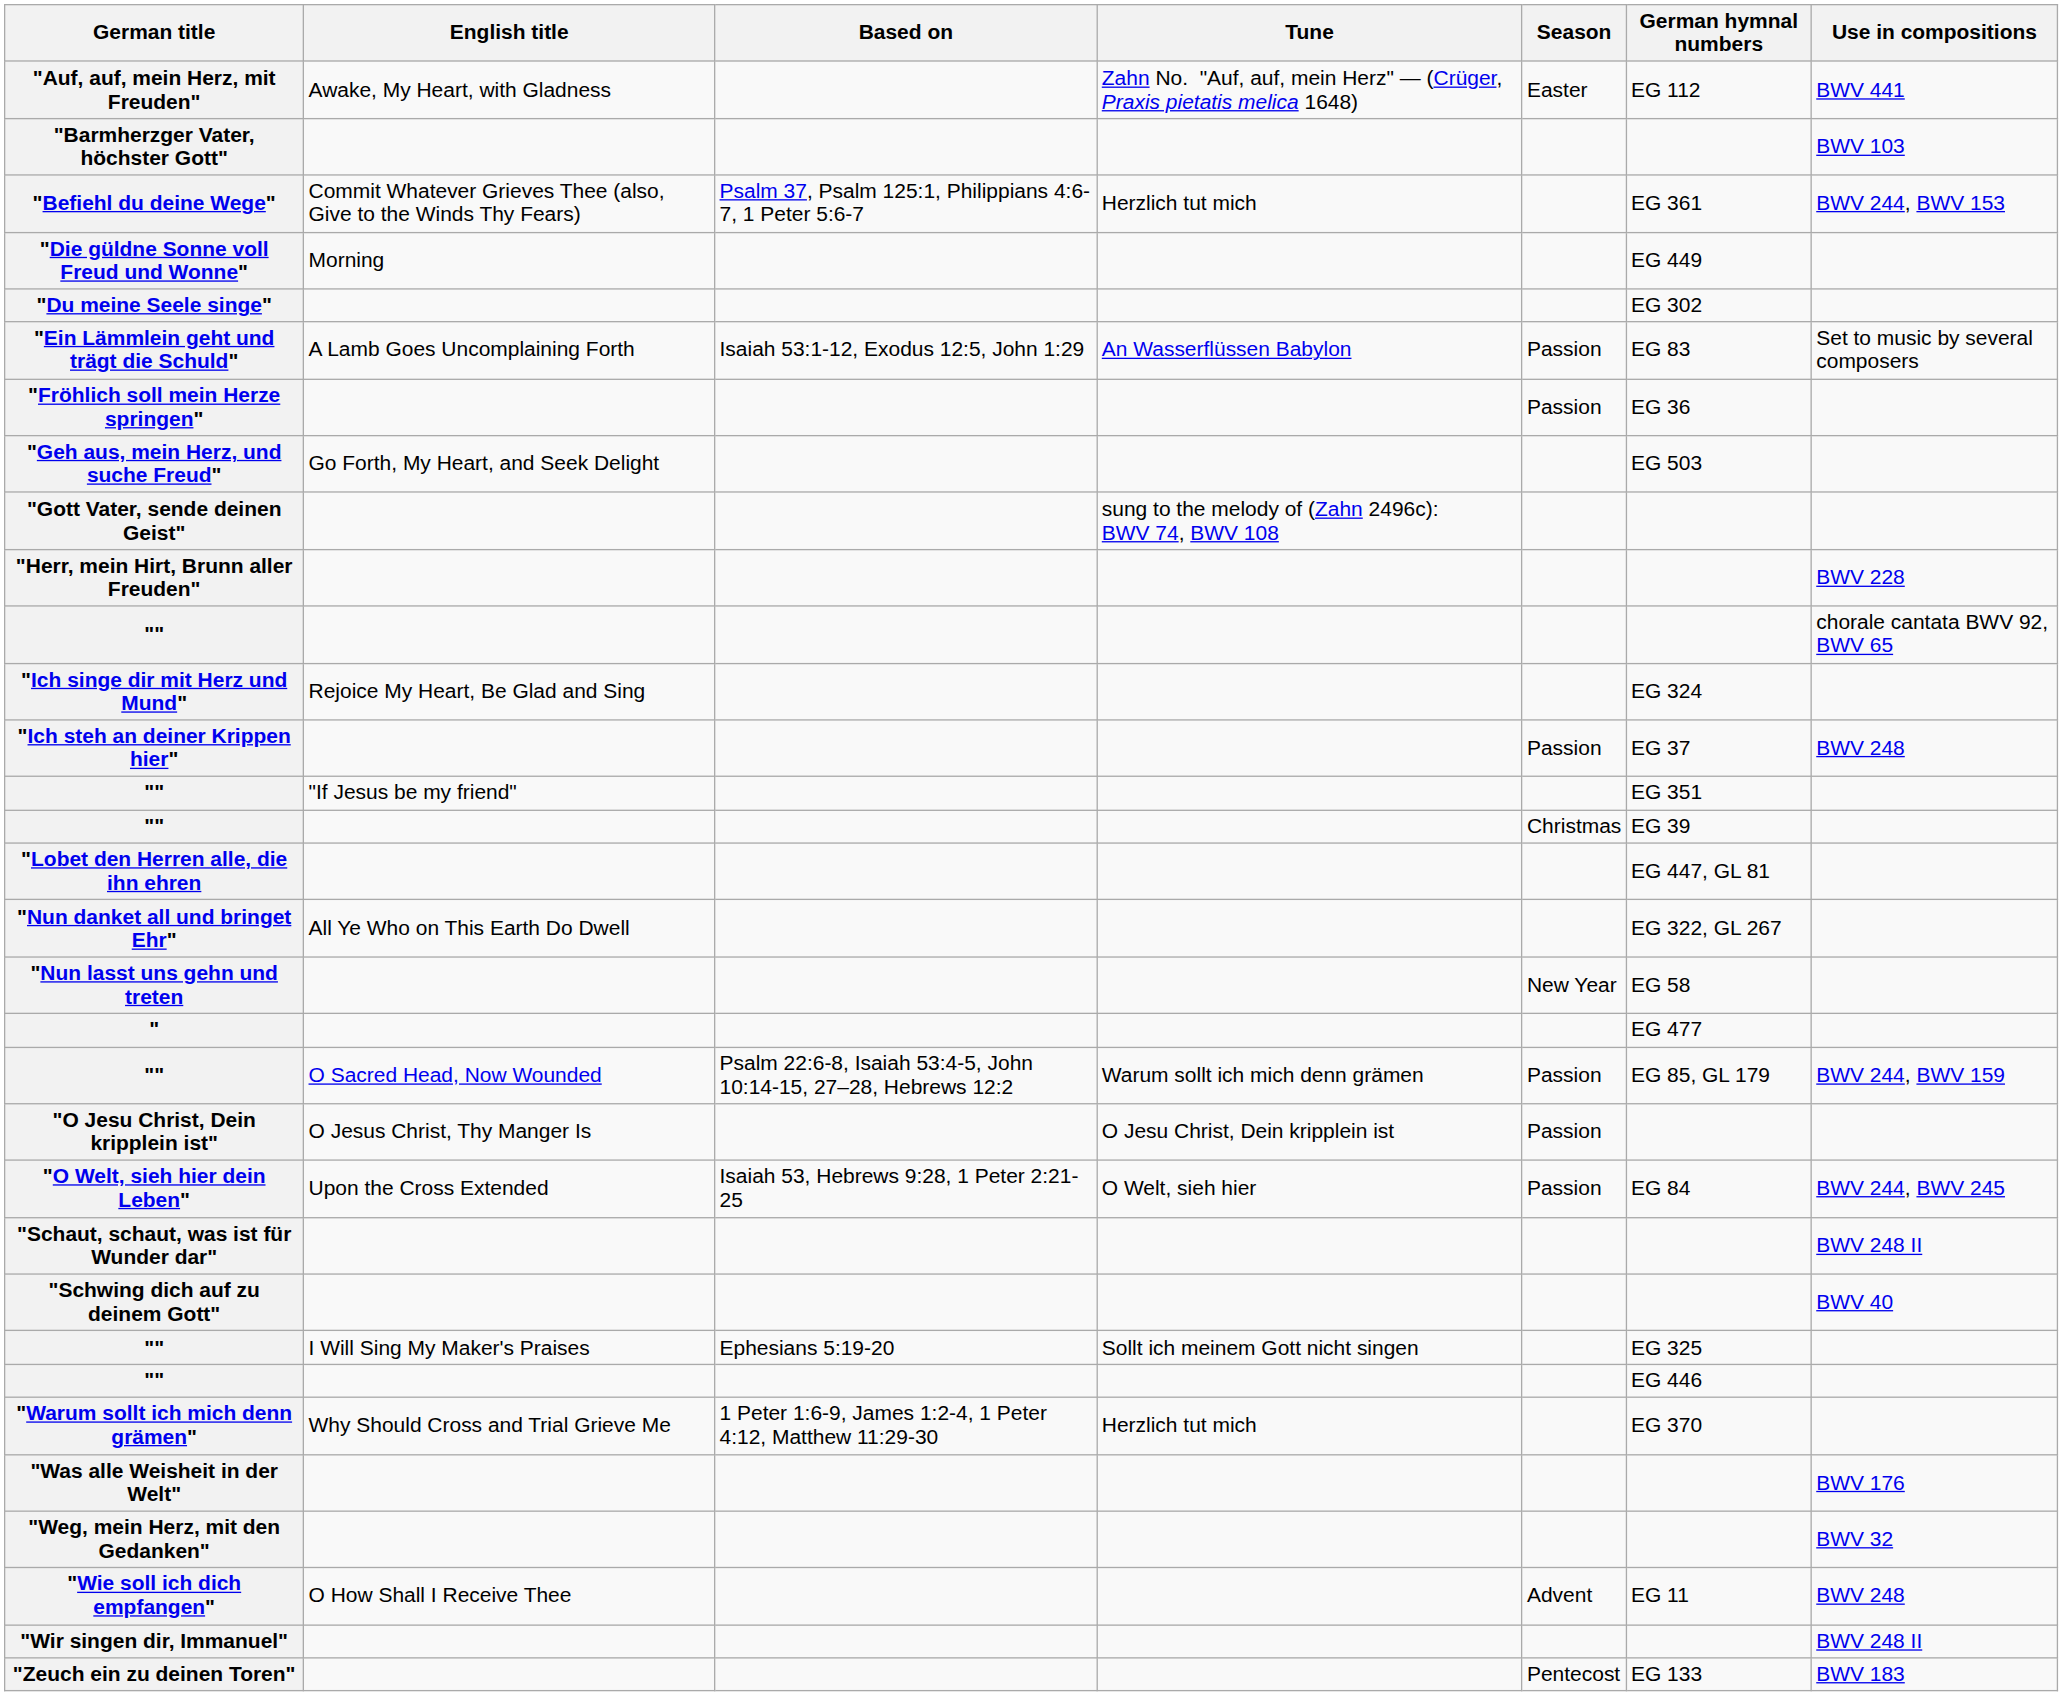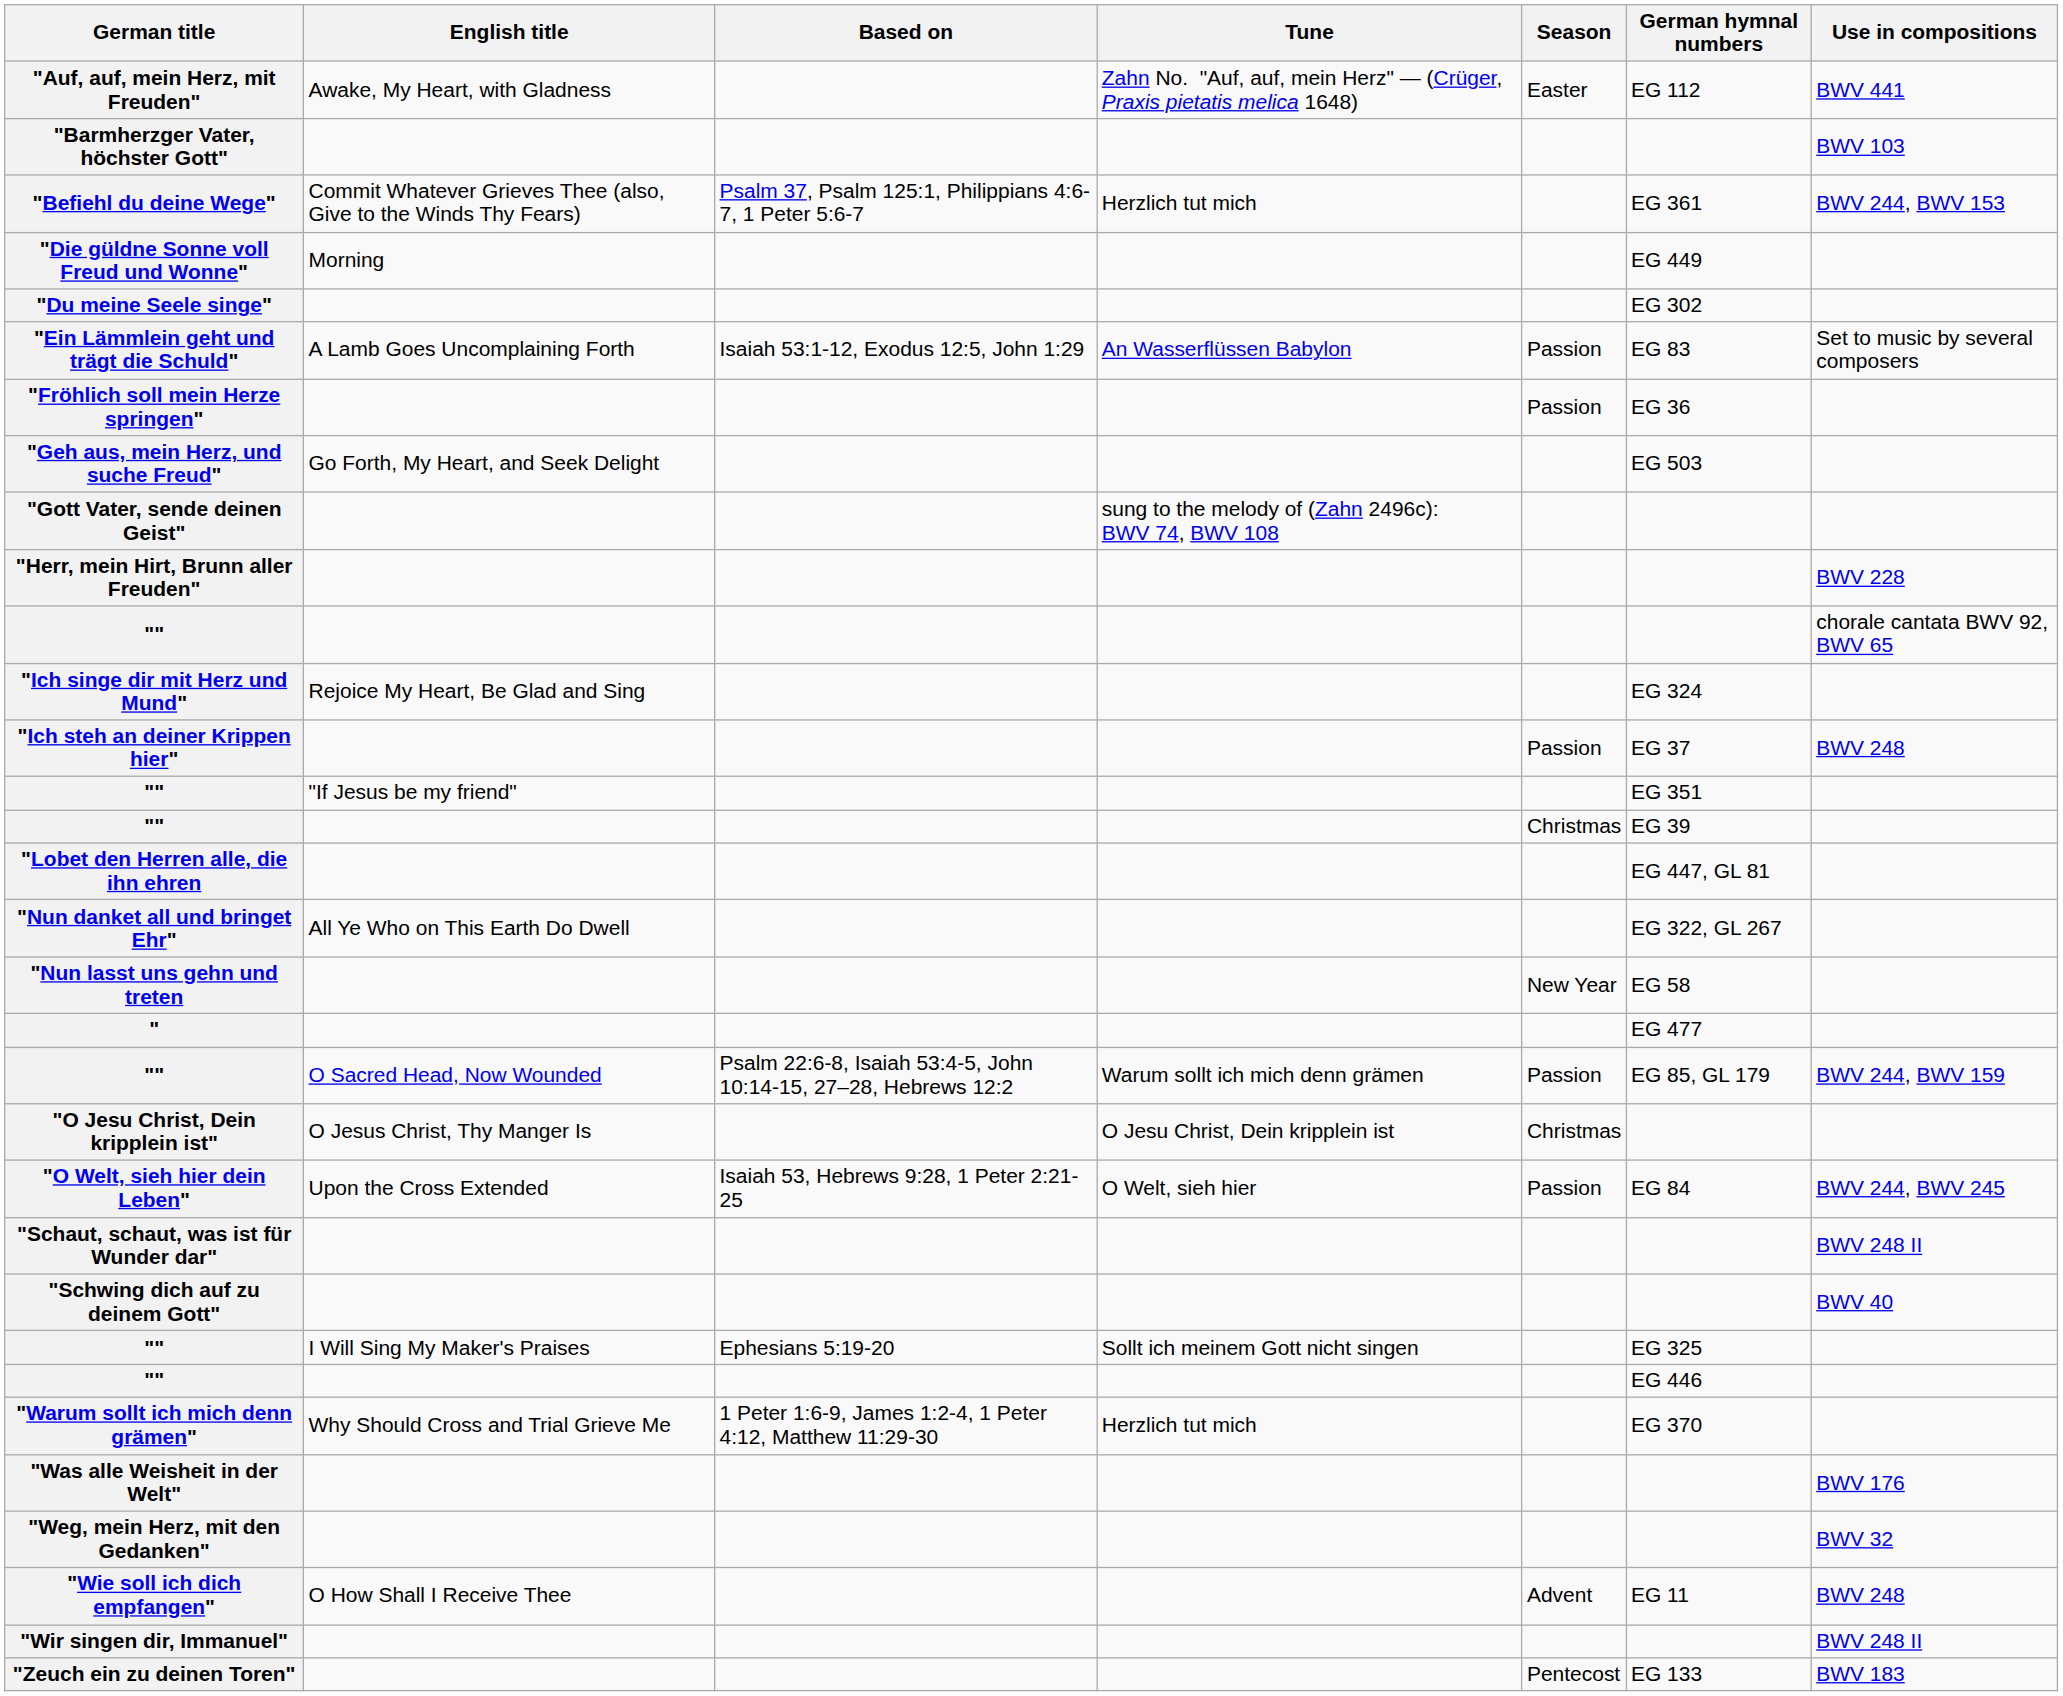(1564, 1131) Passion -> (1574, 1131) Christmas
